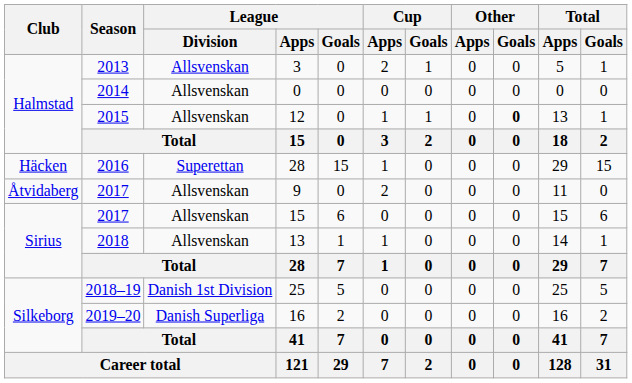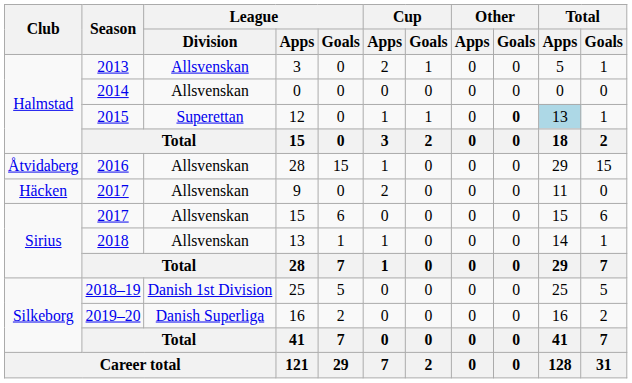(210, 116) Allsvenskan -> (210, 116) Superettan
(560, 116) no background -> (560, 116) lightblue background
(43, 166) Häcken -> (43, 166) Åtvidaberg
(210, 166) Superettan -> (210, 166) Allsvenskan
(43, 191) Åtvidaberg -> (43, 191) Häcken
